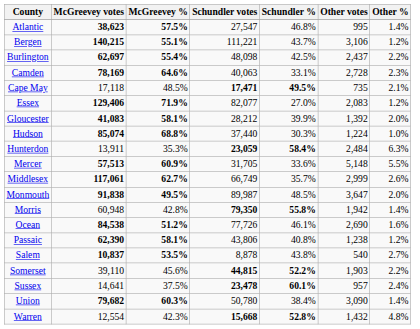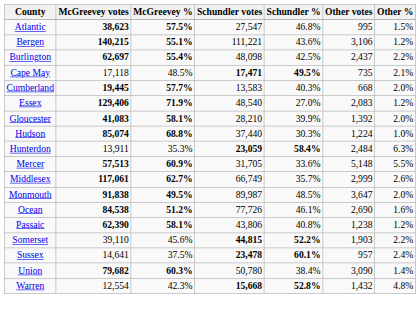(398, 27) 1.4% -> (403, 27) 1.5%
(303, 42) 43.7% -> (308, 42) 43.6%
- row: (28, 73)
+ row: (30, 88)
(244, 103) 82,077 -> (249, 103) 48,540
(244, 118) 28,212 -> (249, 118) 28,210
- row: (28, 210)
- row: (28, 255)
